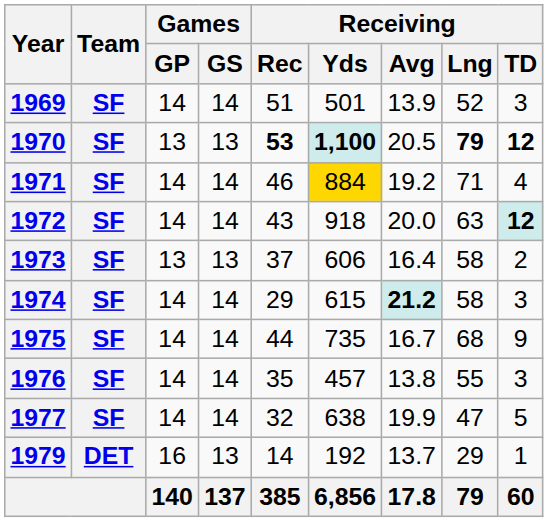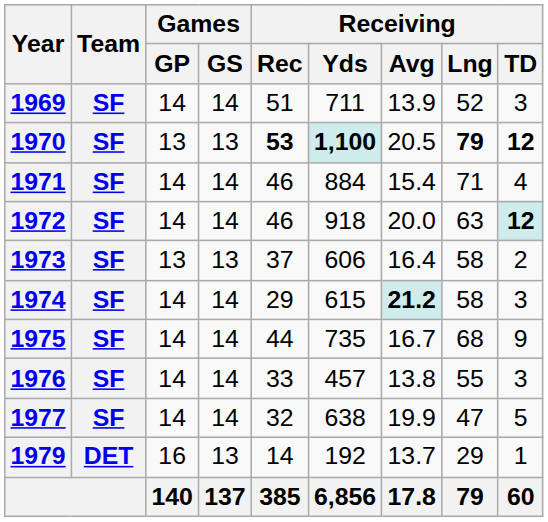(345, 102) 501 -> (345, 102) 711
(345, 181) gold background -> (345, 181) no background
(412, 181) 19.2 -> (412, 181) 15.4
(280, 220) 43 -> (280, 220) 46
(280, 378) 35 -> (280, 378) 33
